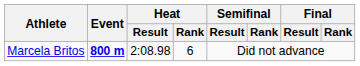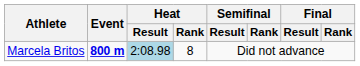(150, 52) no background -> (150, 52) lightblue background
(190, 52) 6 -> (190, 52) 8
